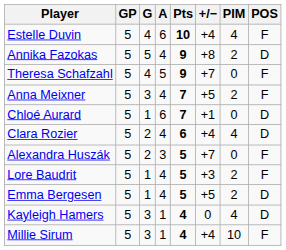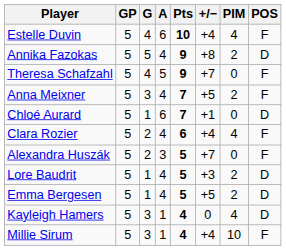(265, 134) D -> (265, 134) F
(265, 174) F -> (265, 174) D
